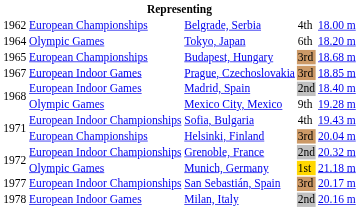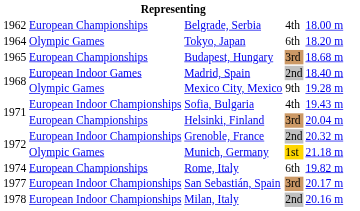- row: (240, 73)
+ row: (211, 168)
(85, 199) European Indoor Games -> (105, 199) European Indoor Championships
